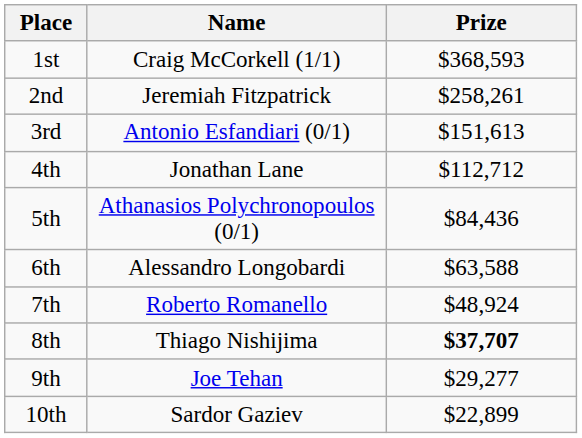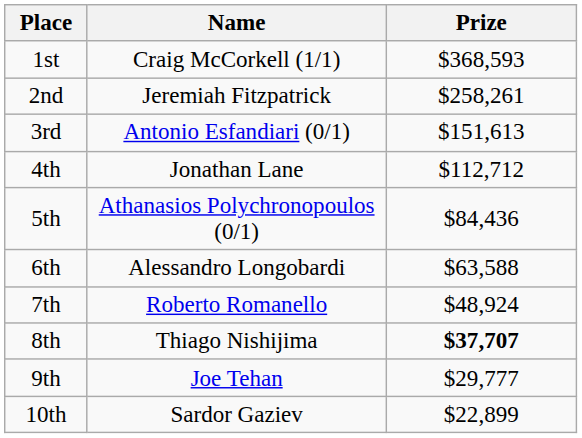(481, 377) $29,277 -> (481, 377) $29,777
